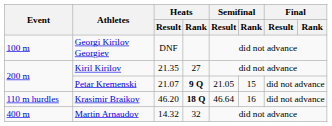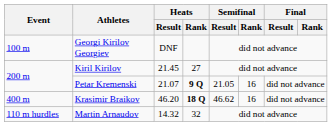(168, 68) 21.35 -> (168, 68) 21.45
(251, 84) 15 -> (251, 84) 16
(33, 99) 110 m hurdles -> (18, 99) 400 m
(224, 99) 46.64 -> (224, 99) 46.62
(18, 114) 400 m -> (33, 114) 110 m hurdles
